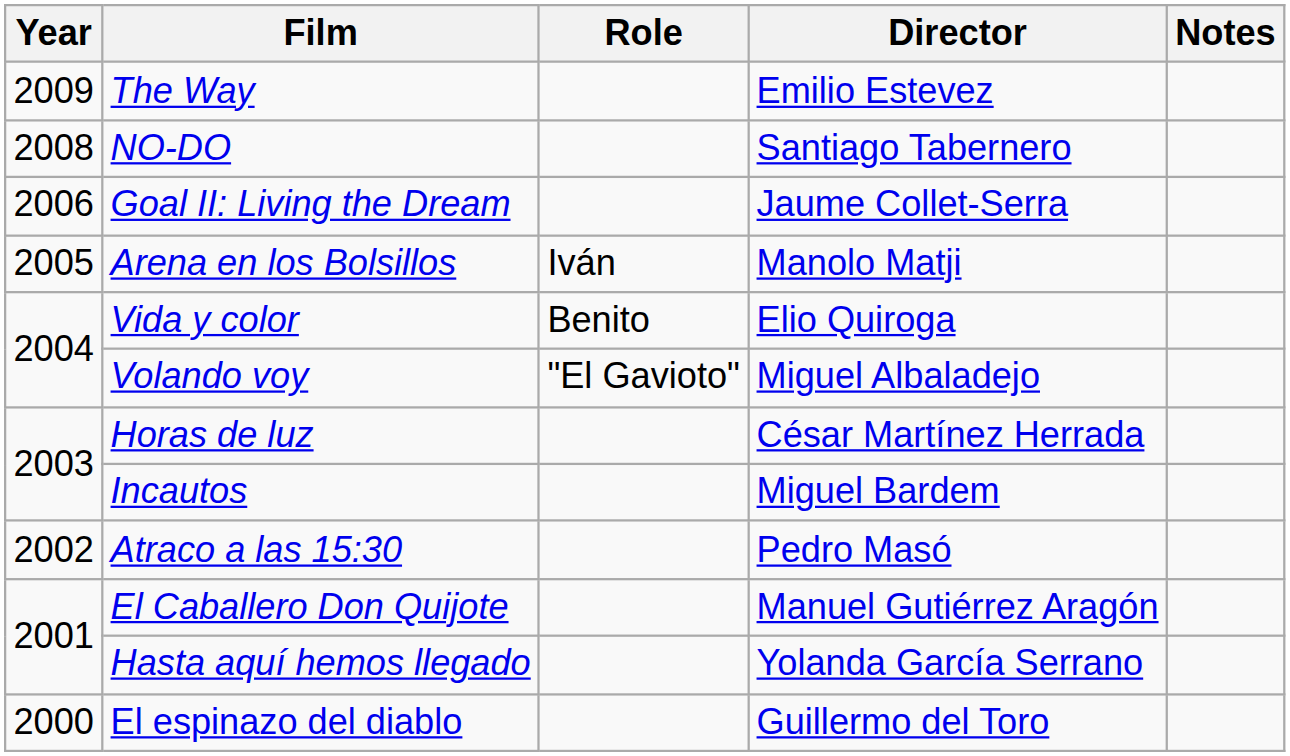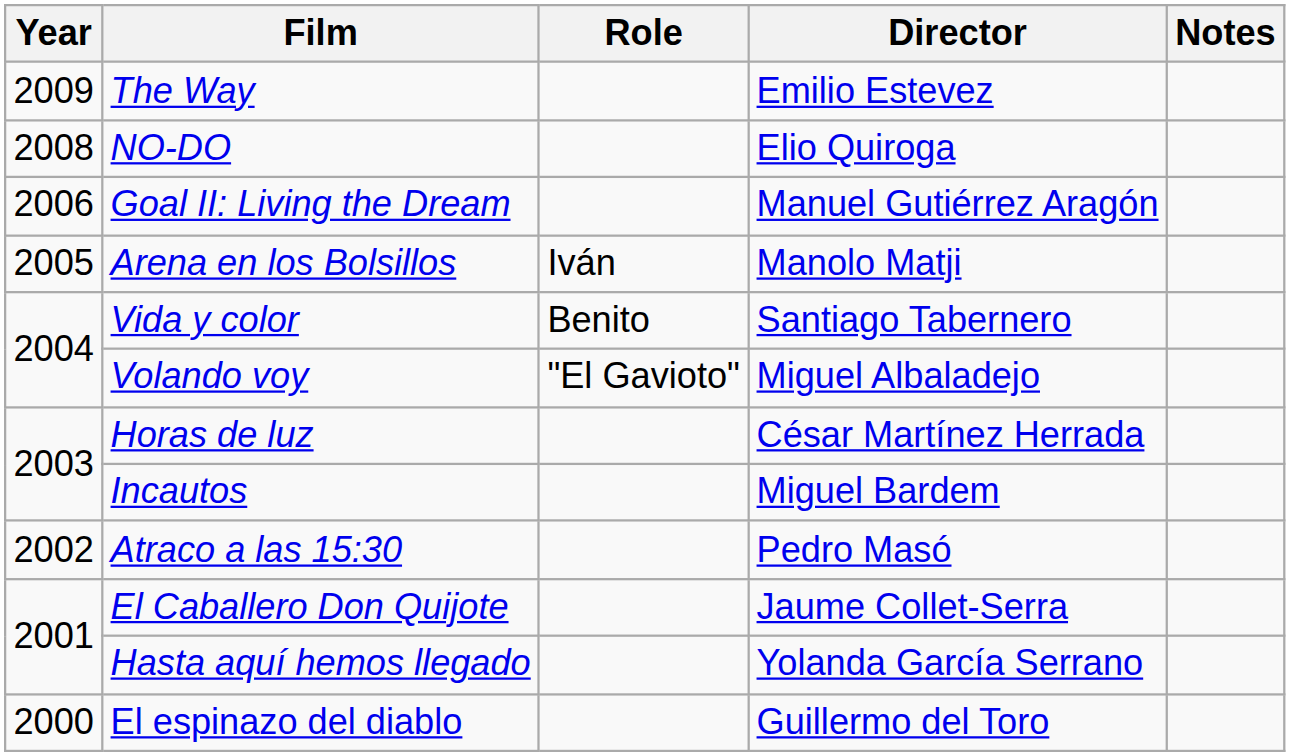(914, 147) Santiago Tabernero -> (856, 147) Elio Quiroga
(912, 205) Jaume Collet-Serra -> (958, 205) Manuel Gutiérrez Aragón
(856, 319) Elio Quiroga -> (914, 319) Santiago Tabernero
(958, 606) Manuel Gutiérrez Aragón -> (912, 606) Jaume Collet-Serra
